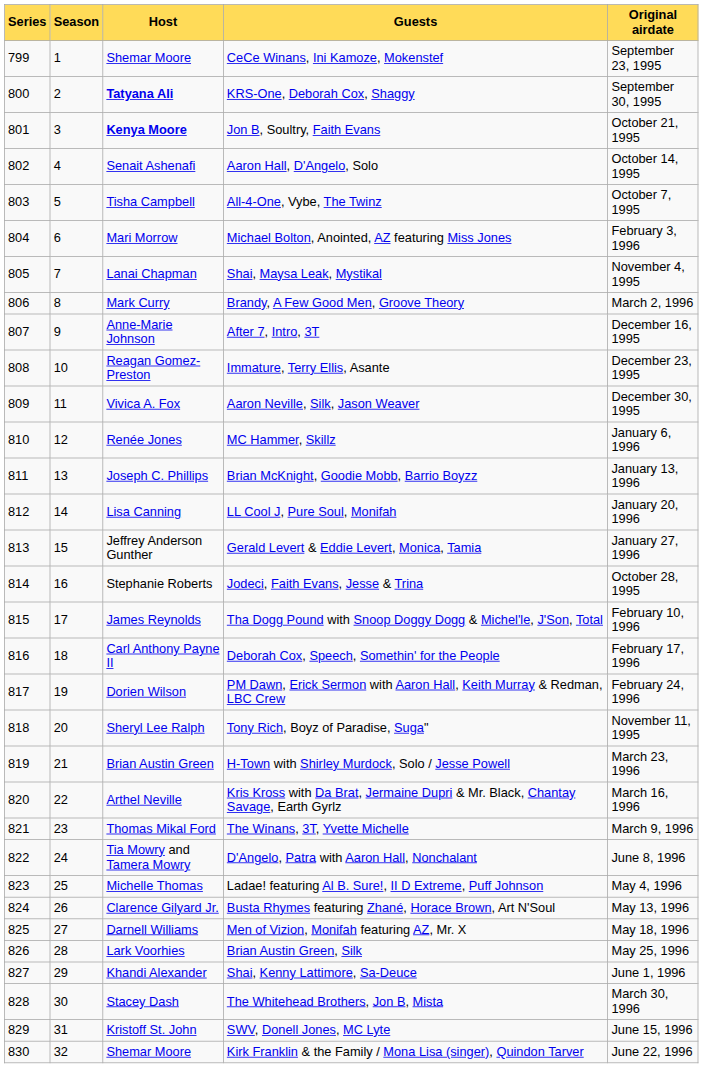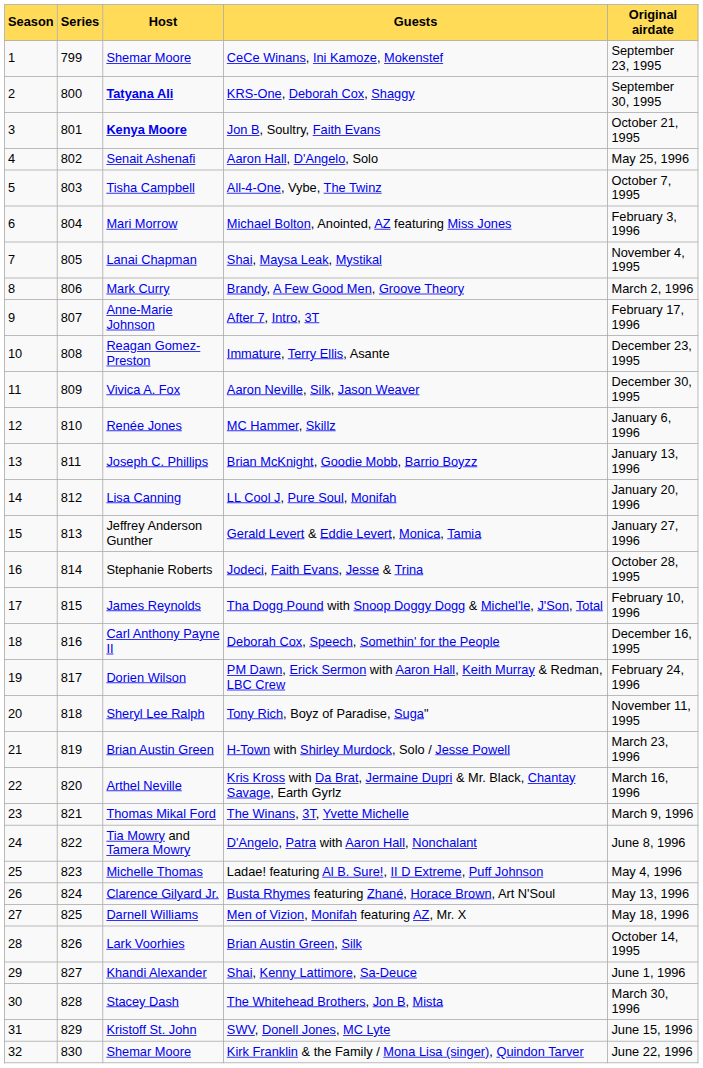columns swapped: (76, 22) <-> (27, 22)
(645, 166) October 14, 1995 -> (650, 159) May 25, 1996
(652, 332) December 16, 1995 -> (648, 317) February 17, 1996
(648, 656) February 17, 1996 -> (652, 641) December 16, 1995
(650, 951) May 25, 1996 -> (645, 944) October 14, 1995
